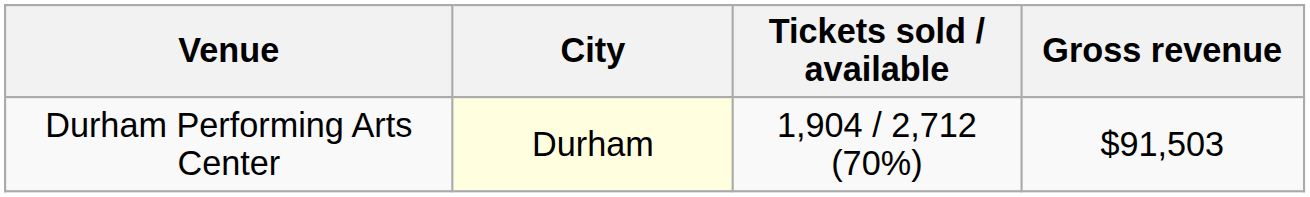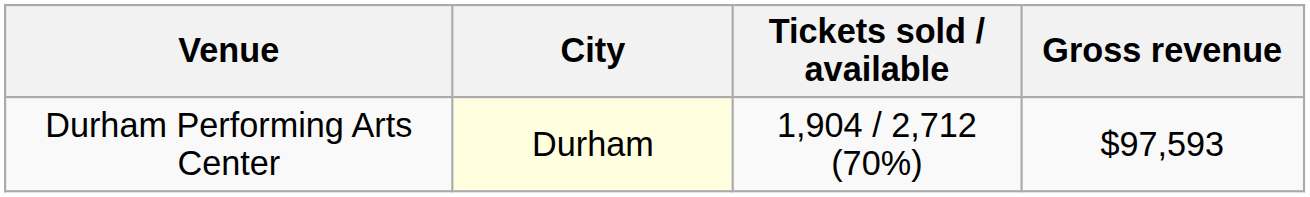(1162, 143) $91,503 -> (1162, 143) $97,593
